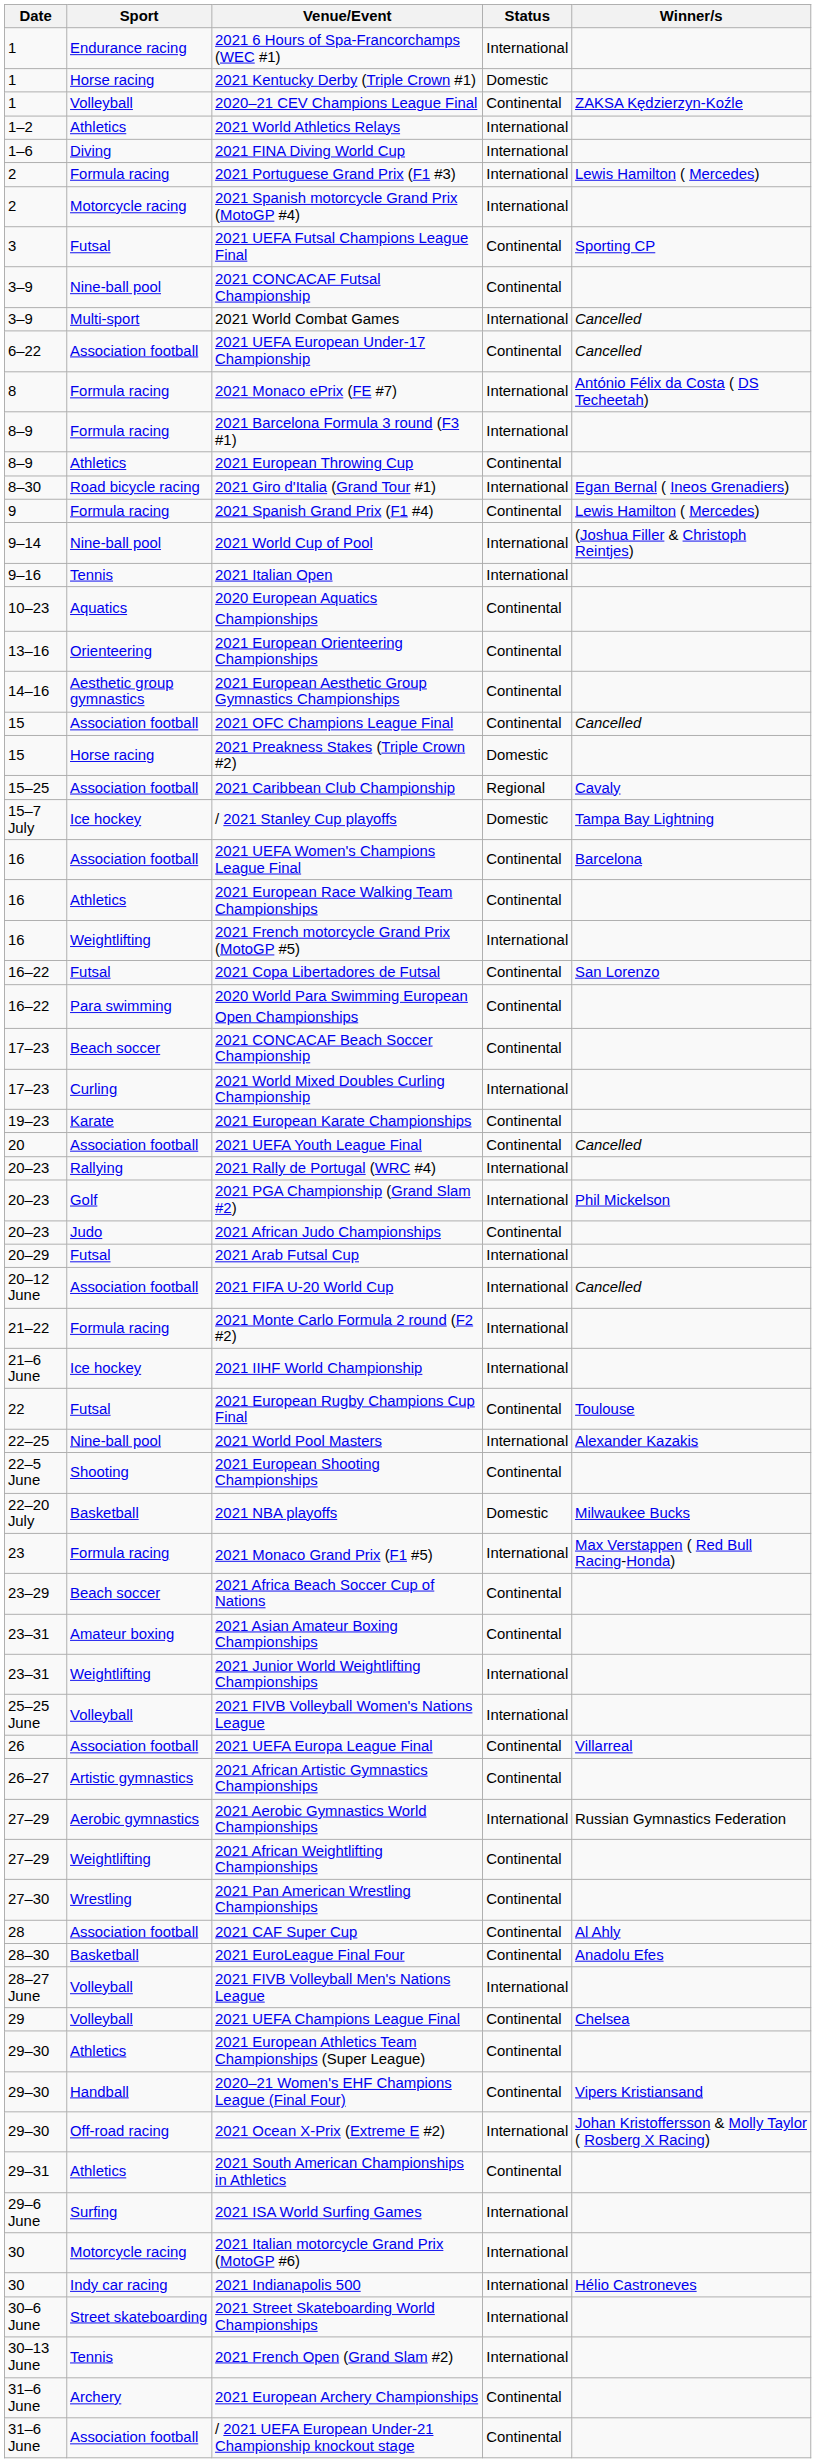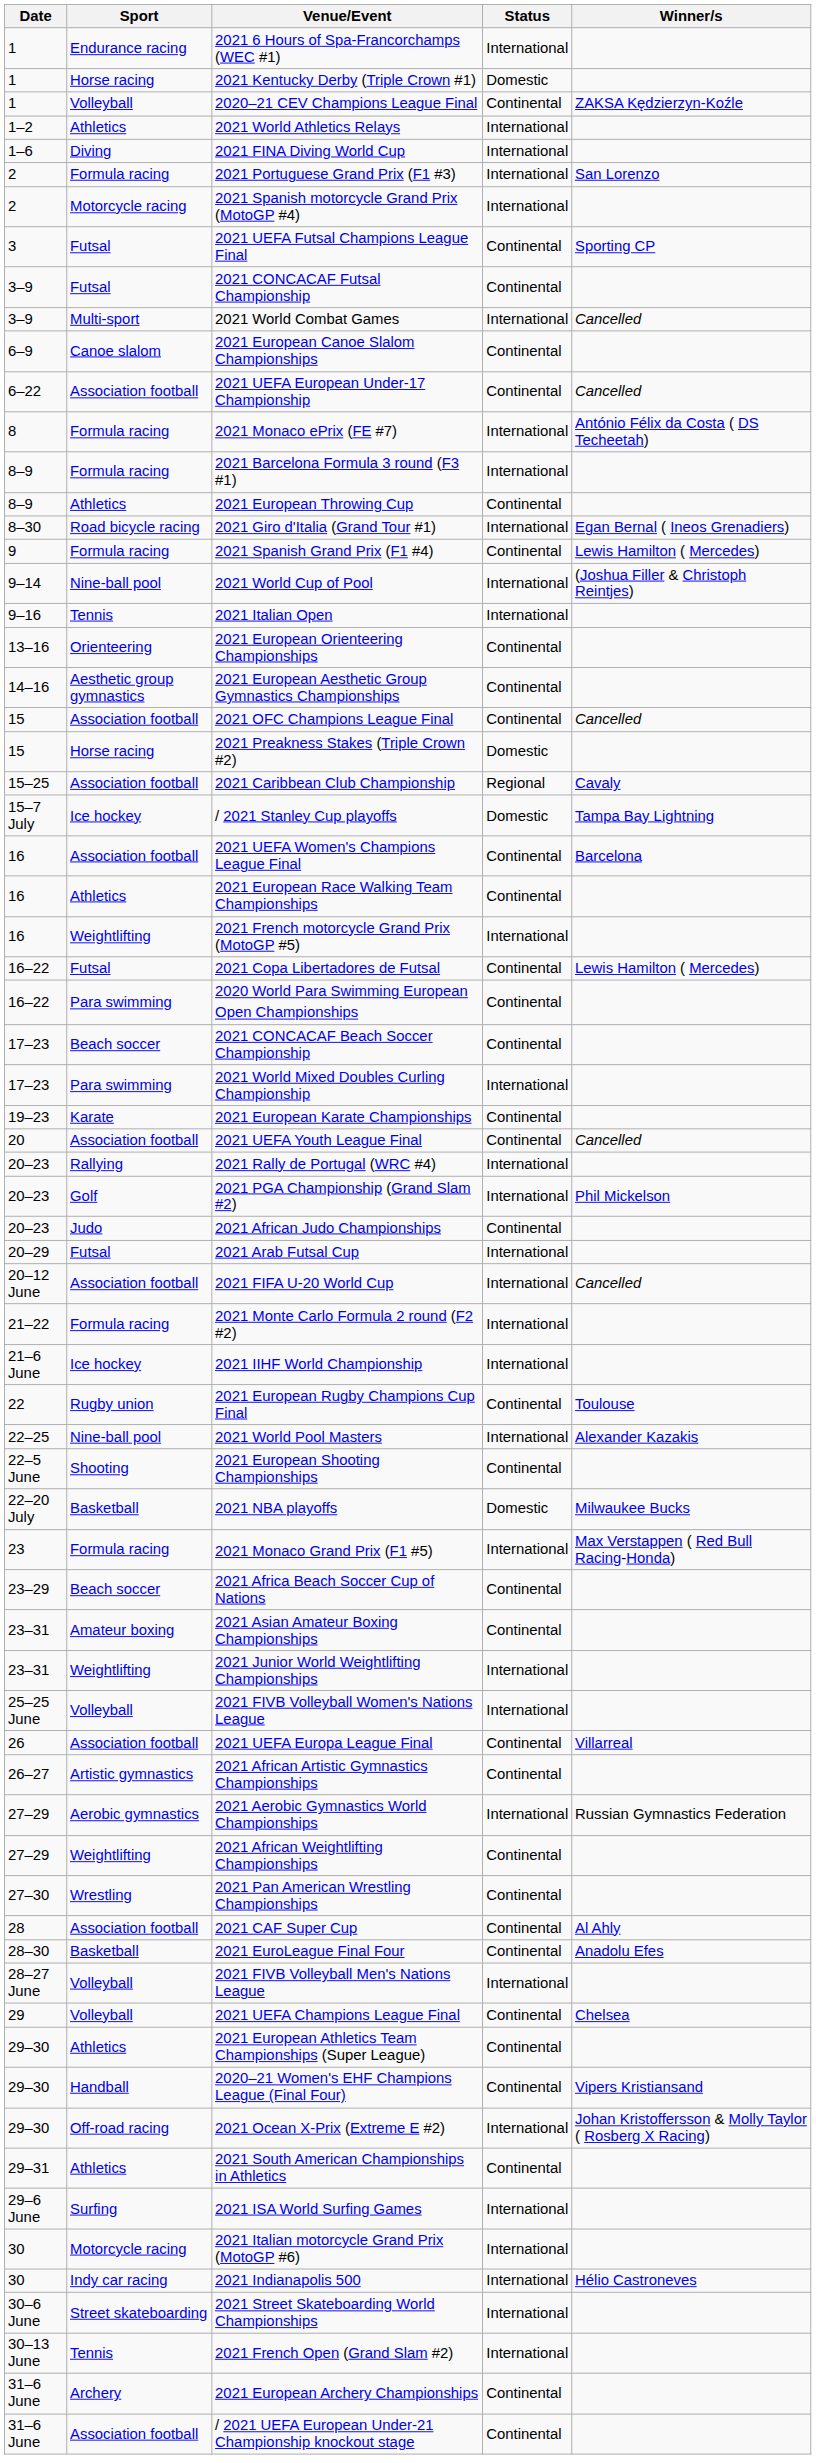(667, 174) Lewis Hamilton ( Mercedes) -> (617, 174) San Lorenzo
(116, 287) Nine-ball pool -> (90, 287) Futsal
+ row: (315, 351)
- row: (296, 608)
(617, 972) San Lorenzo -> (667, 968) Lewis Hamilton ( Mercedes)
(94, 1089) Curling -> (121, 1085) Para swimming
(90, 1408) Futsal -> (112, 1404) Rugby union
